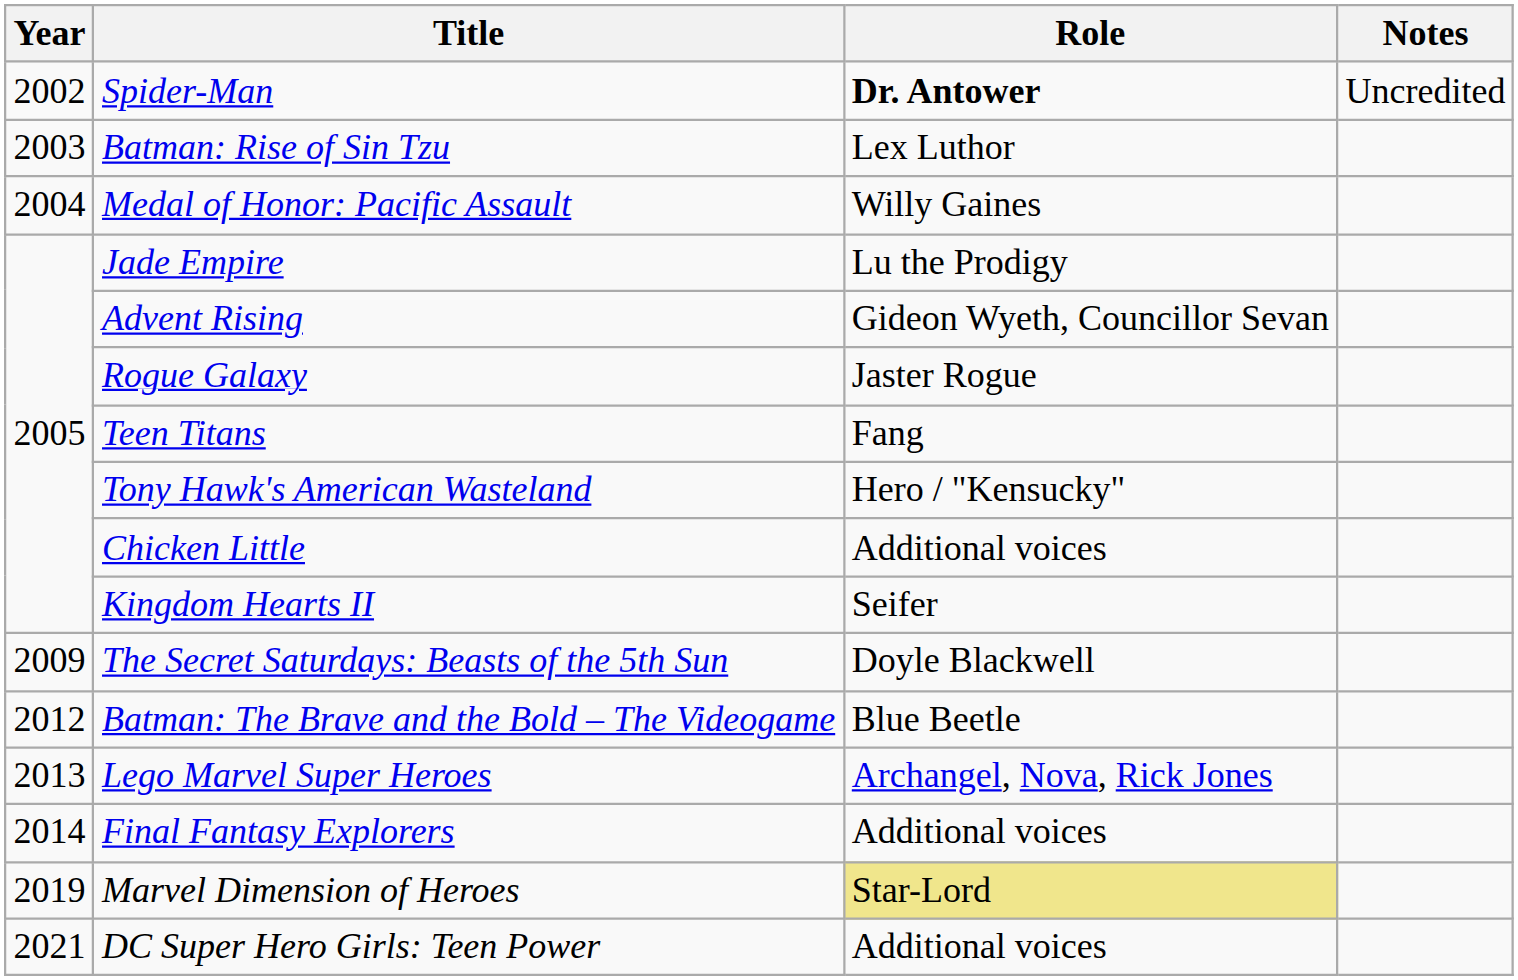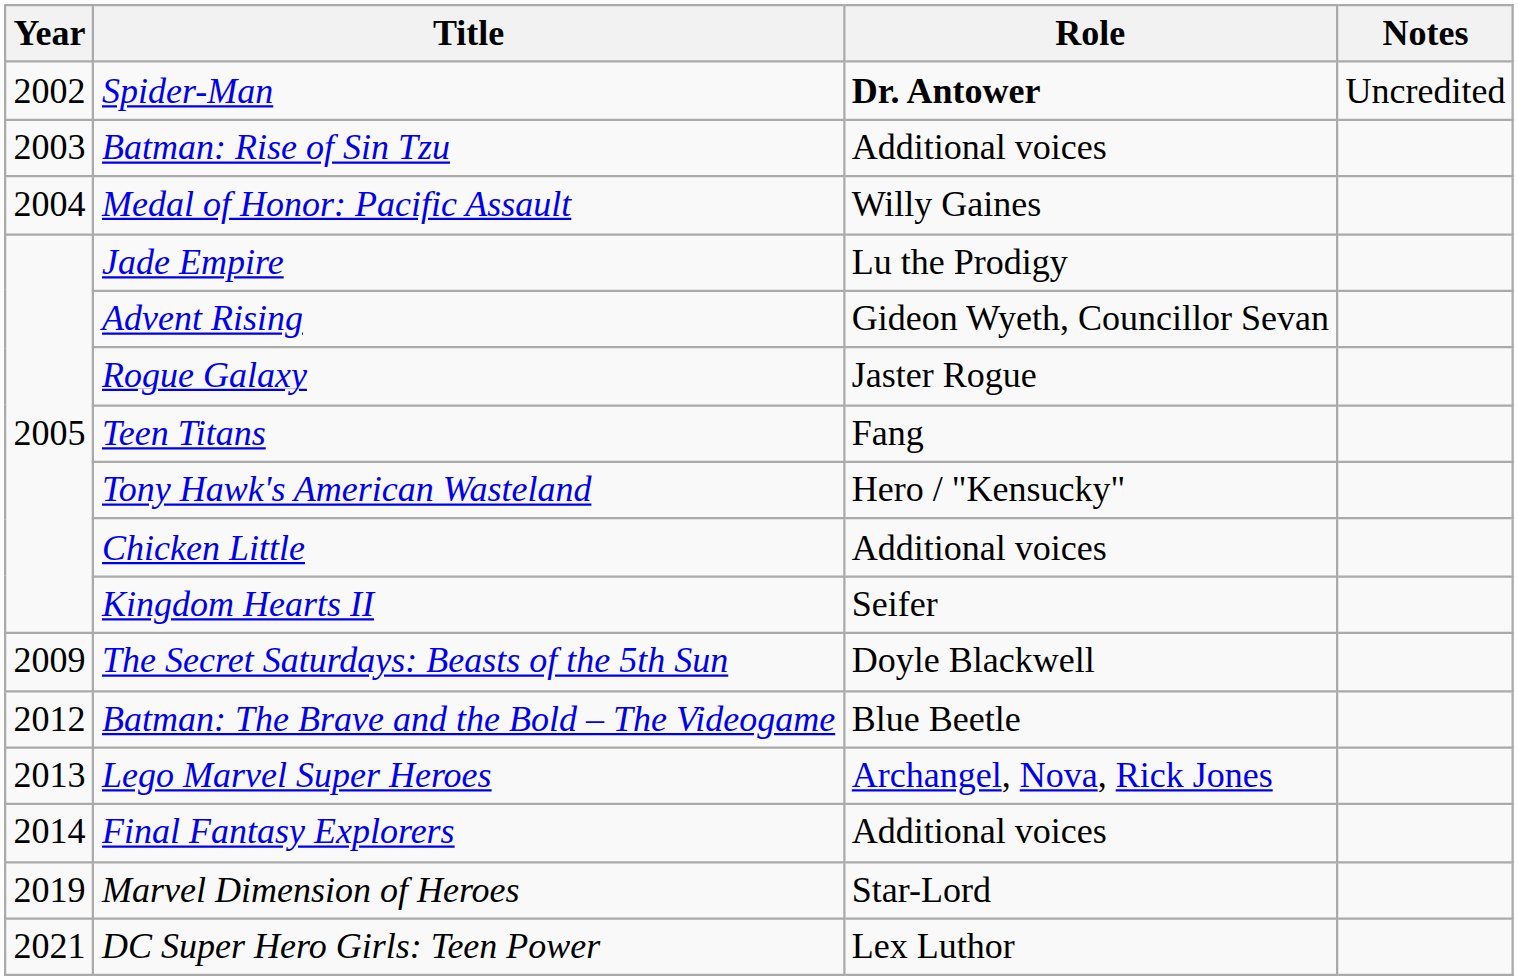(933, 147) Lex Luthor -> (979, 147) Additional voices
(921, 889) khaki background -> (921, 889) no background
(979, 946) Additional voices -> (933, 946) Lex Luthor
